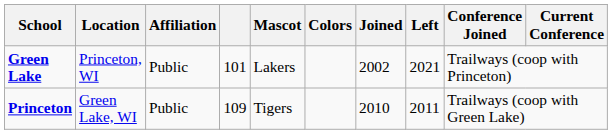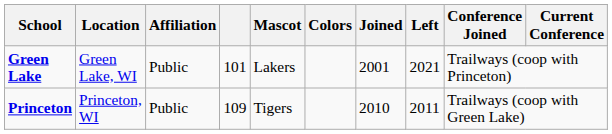(110, 66) Princeton, WI -> (108, 66) Green Lake, WI
(374, 66) 2002 -> (374, 66) 2001
(108, 108) Green Lake, WI -> (110, 108) Princeton, WI
